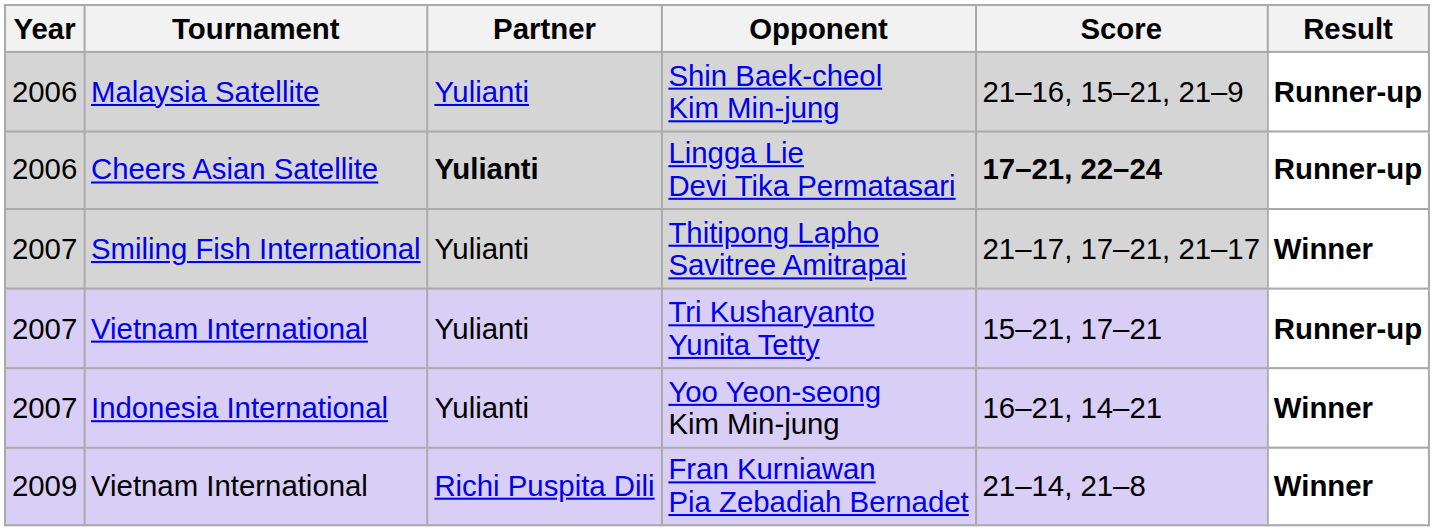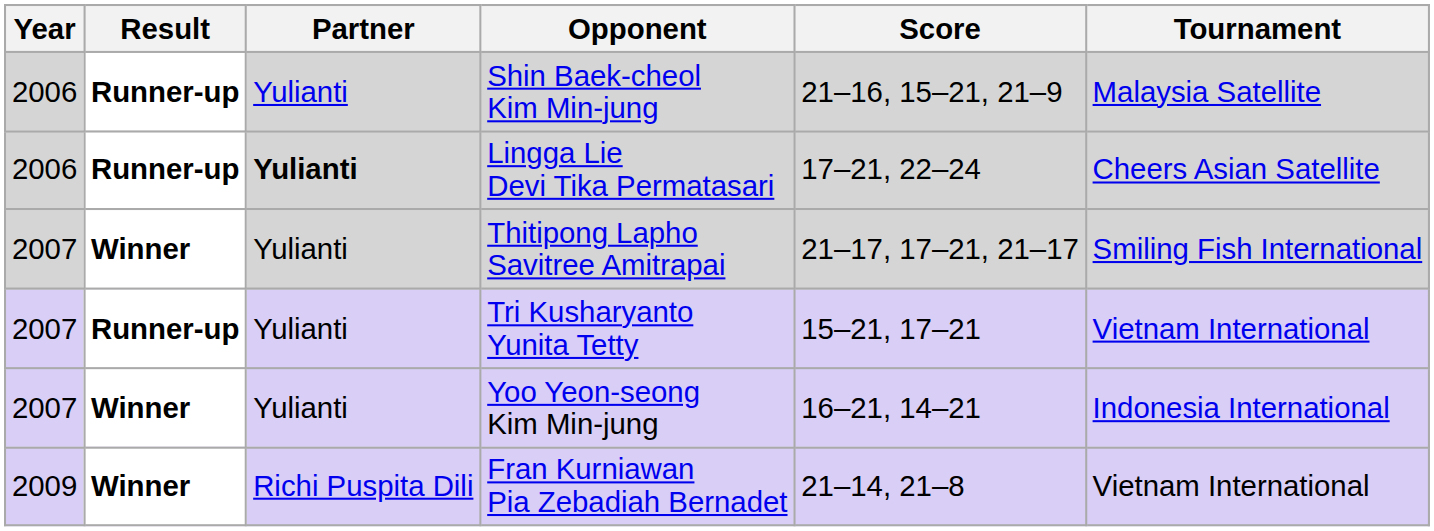columns swapped: (256, 29) <-> (1348, 29)
(1072, 170) bold -> (891, 170) normal
